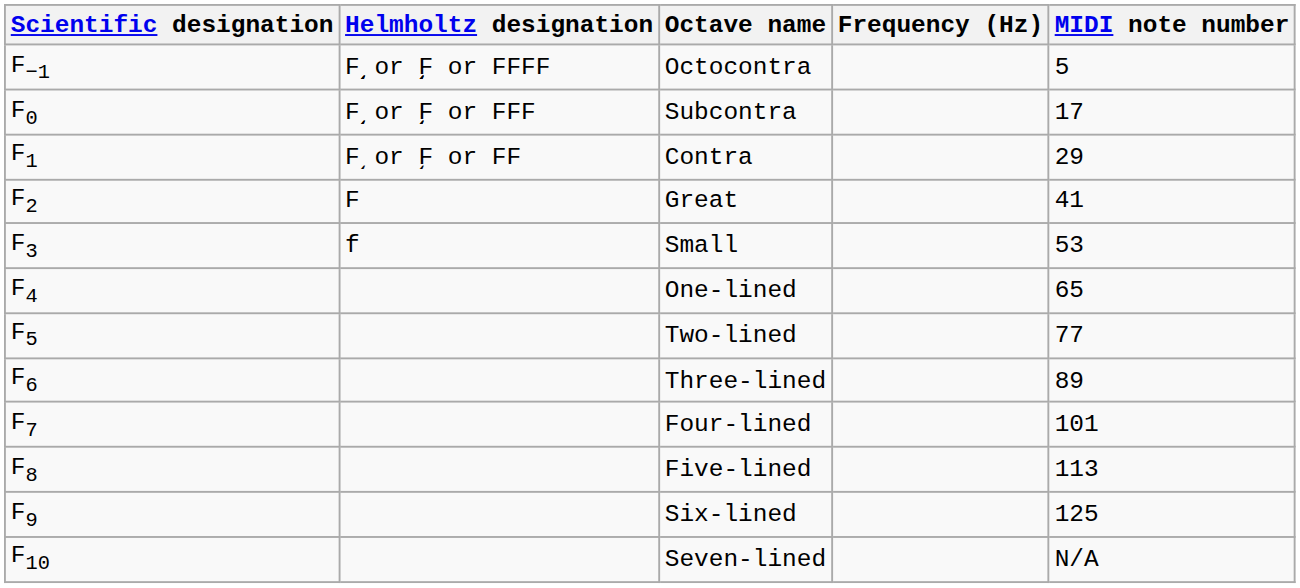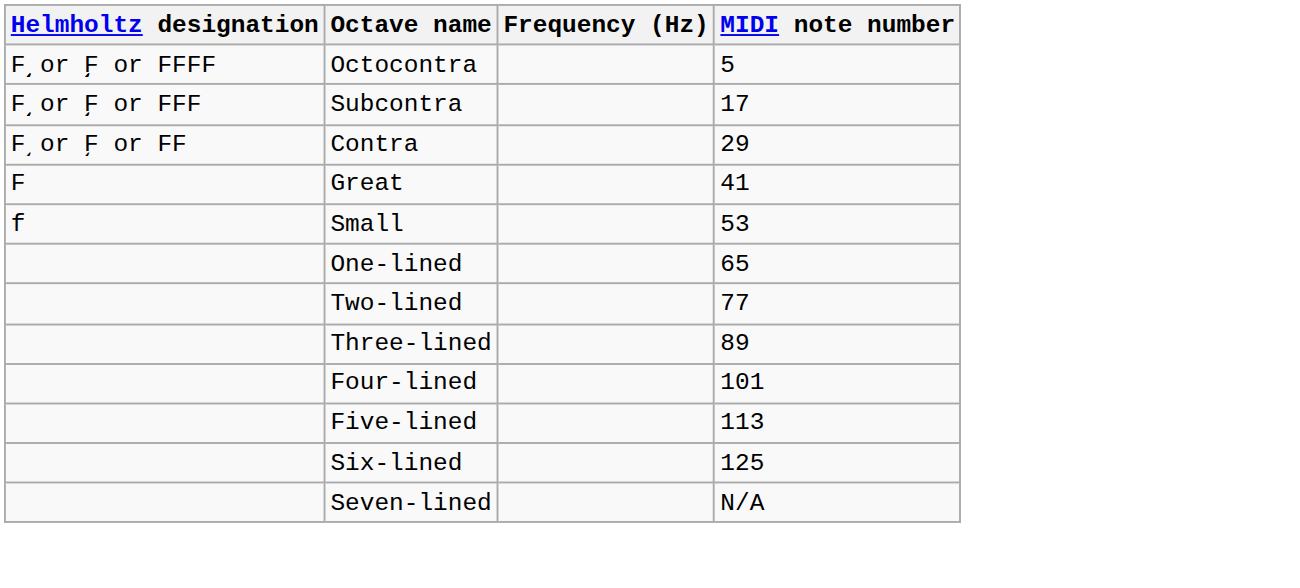- column: (172, 25)
